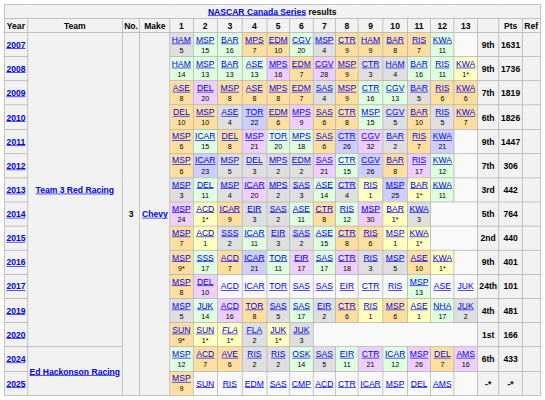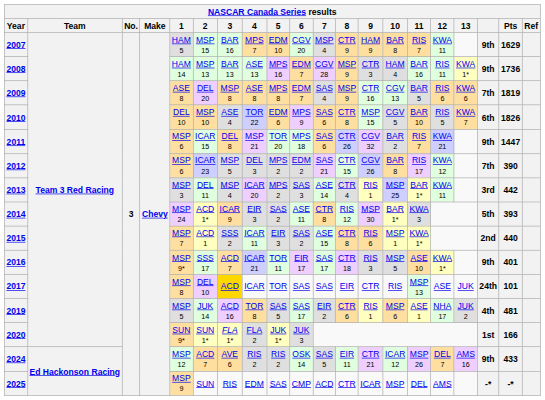(511, 44) 1631 -> (511, 44) 1629
(511, 165) 306 -> (511, 165) 390
(511, 214) 764 -> (511, 214) 393
(230, 286) no background -> (230, 286) gold background
(488, 359) 6th -> (488, 359) 9th
